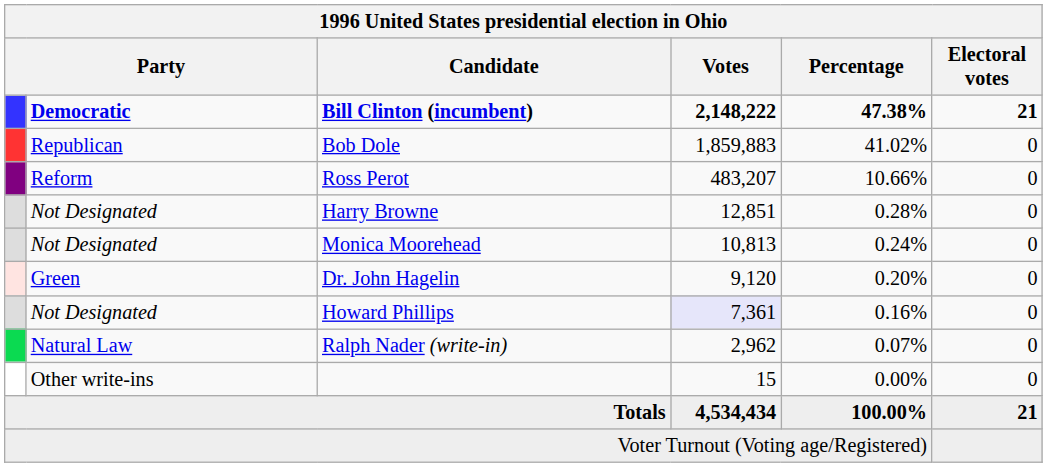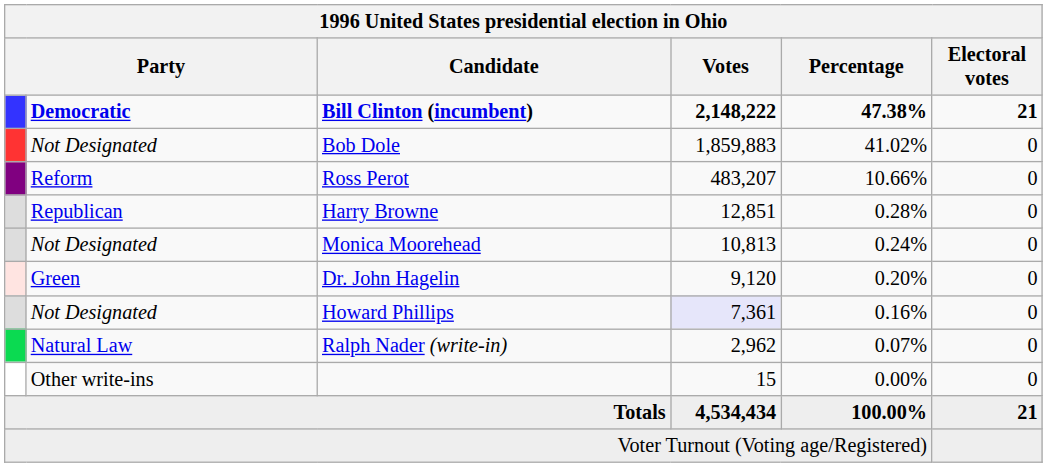(77, 145) Republican -> (94, 145) Not Designated
(94, 211) Not Designated -> (77, 211) Republican
